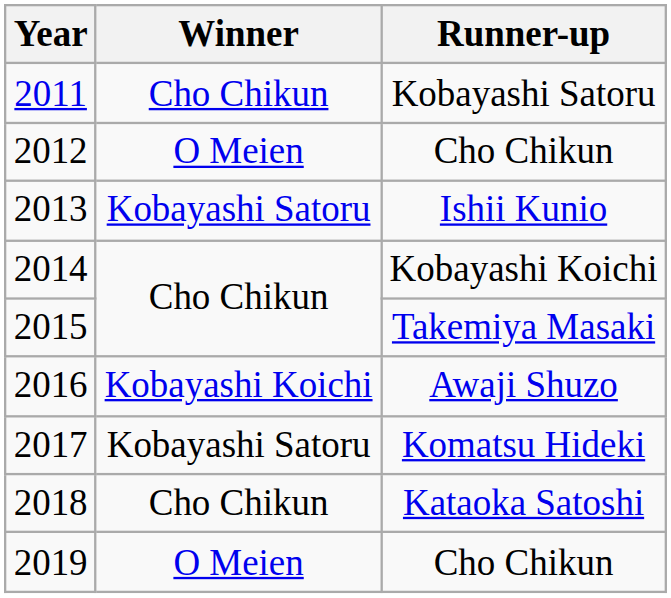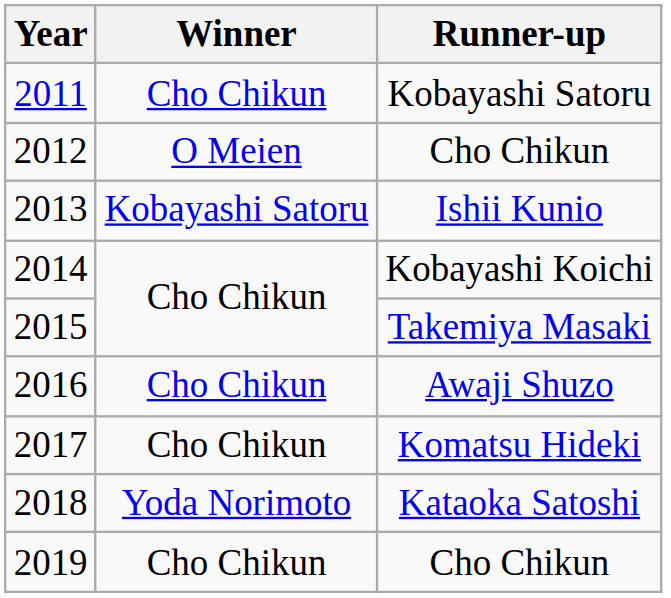(239, 385) Kobayashi Koichi -> (237, 385) Cho Chikun
(239, 444) Kobayashi Satoru -> (237, 444) Cho Chikun
(239, 502) Cho Chikun -> (237, 502) Yoda Norimoto
(239, 561) O Meien -> (237, 561) Cho Chikun
